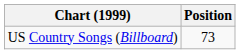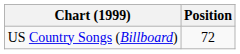(208, 37) 73 -> (208, 37) 72
